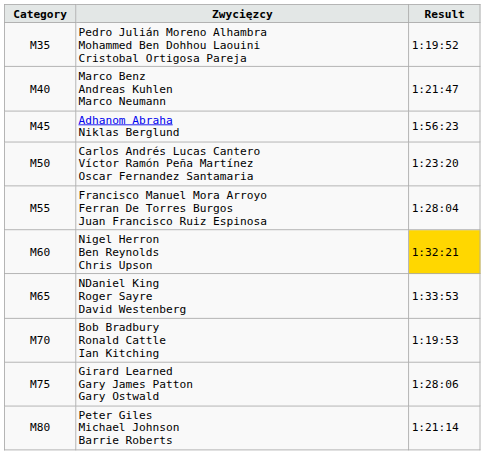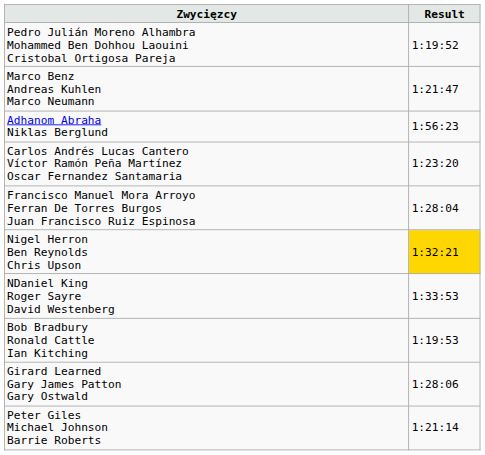- column: (40, 14)
